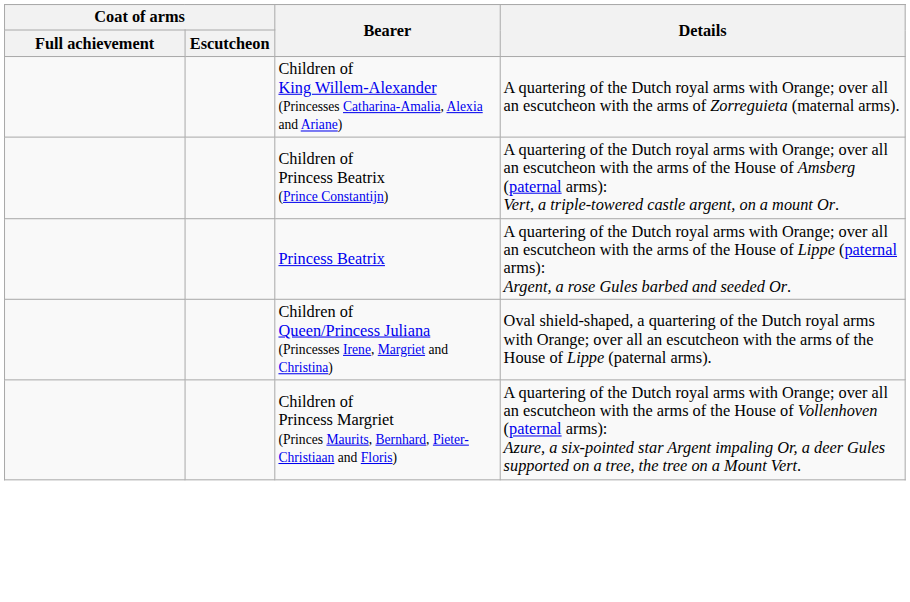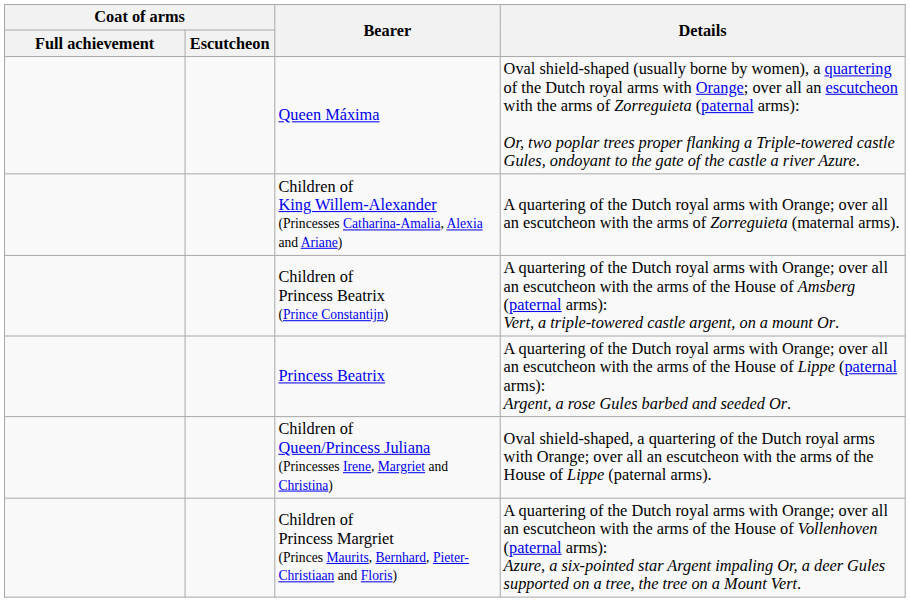+ row: (329, 115)
